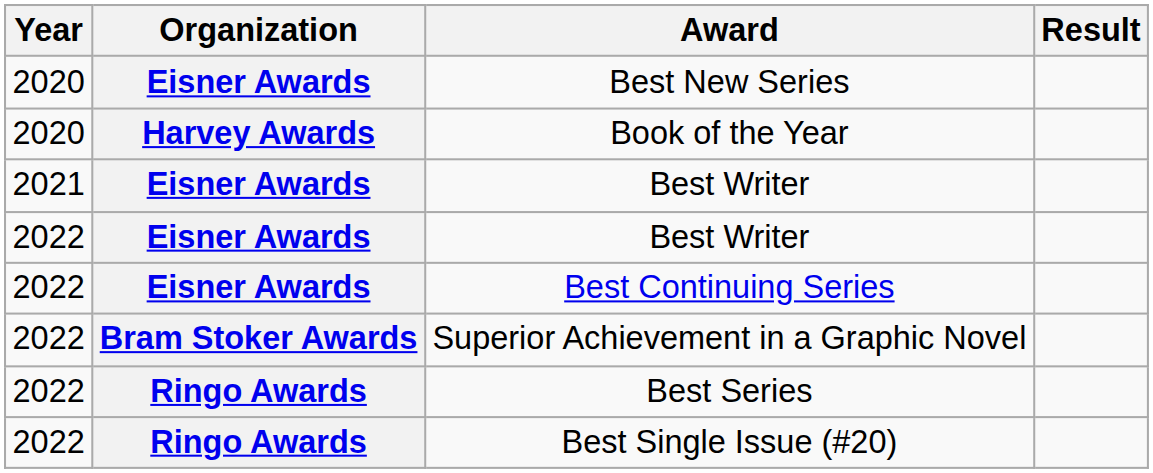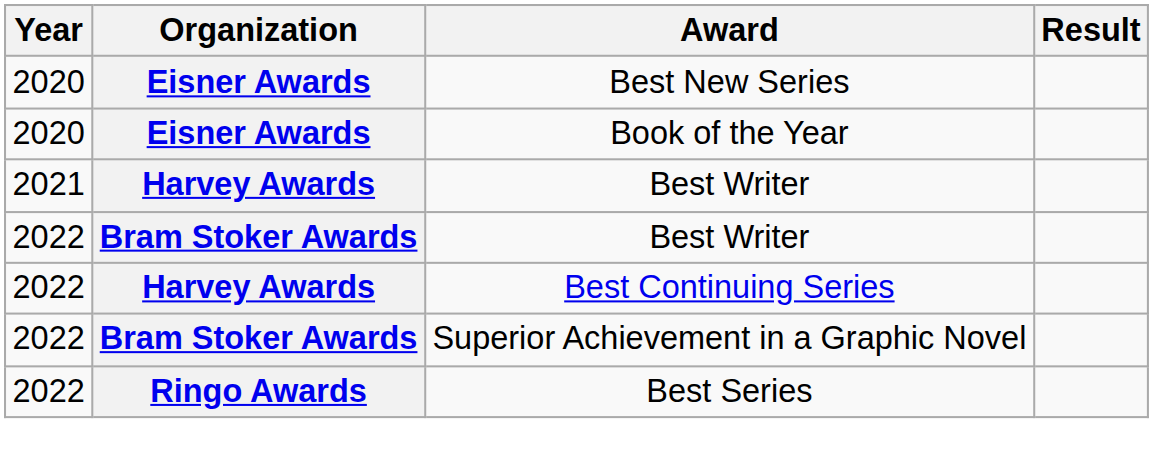(259, 133) Harvey Awards -> (259, 133) Eisner Awards
(259, 184) Eisner Awards -> (259, 184) Harvey Awards
(259, 236) Eisner Awards -> (259, 236) Bram Stoker Awards
(259, 287) Eisner Awards -> (259, 287) Harvey Awards
- row: (49, 442)
